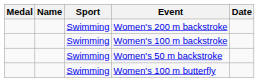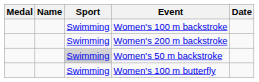rows swapped: (171, 27) <-> (171, 41)
(88, 56) no background -> (88, 56) lightgrey background
